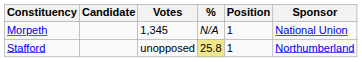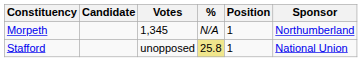(312, 30) National Union -> (315, 30) Northumberland
(315, 48) Northumberland -> (312, 48) National Union
